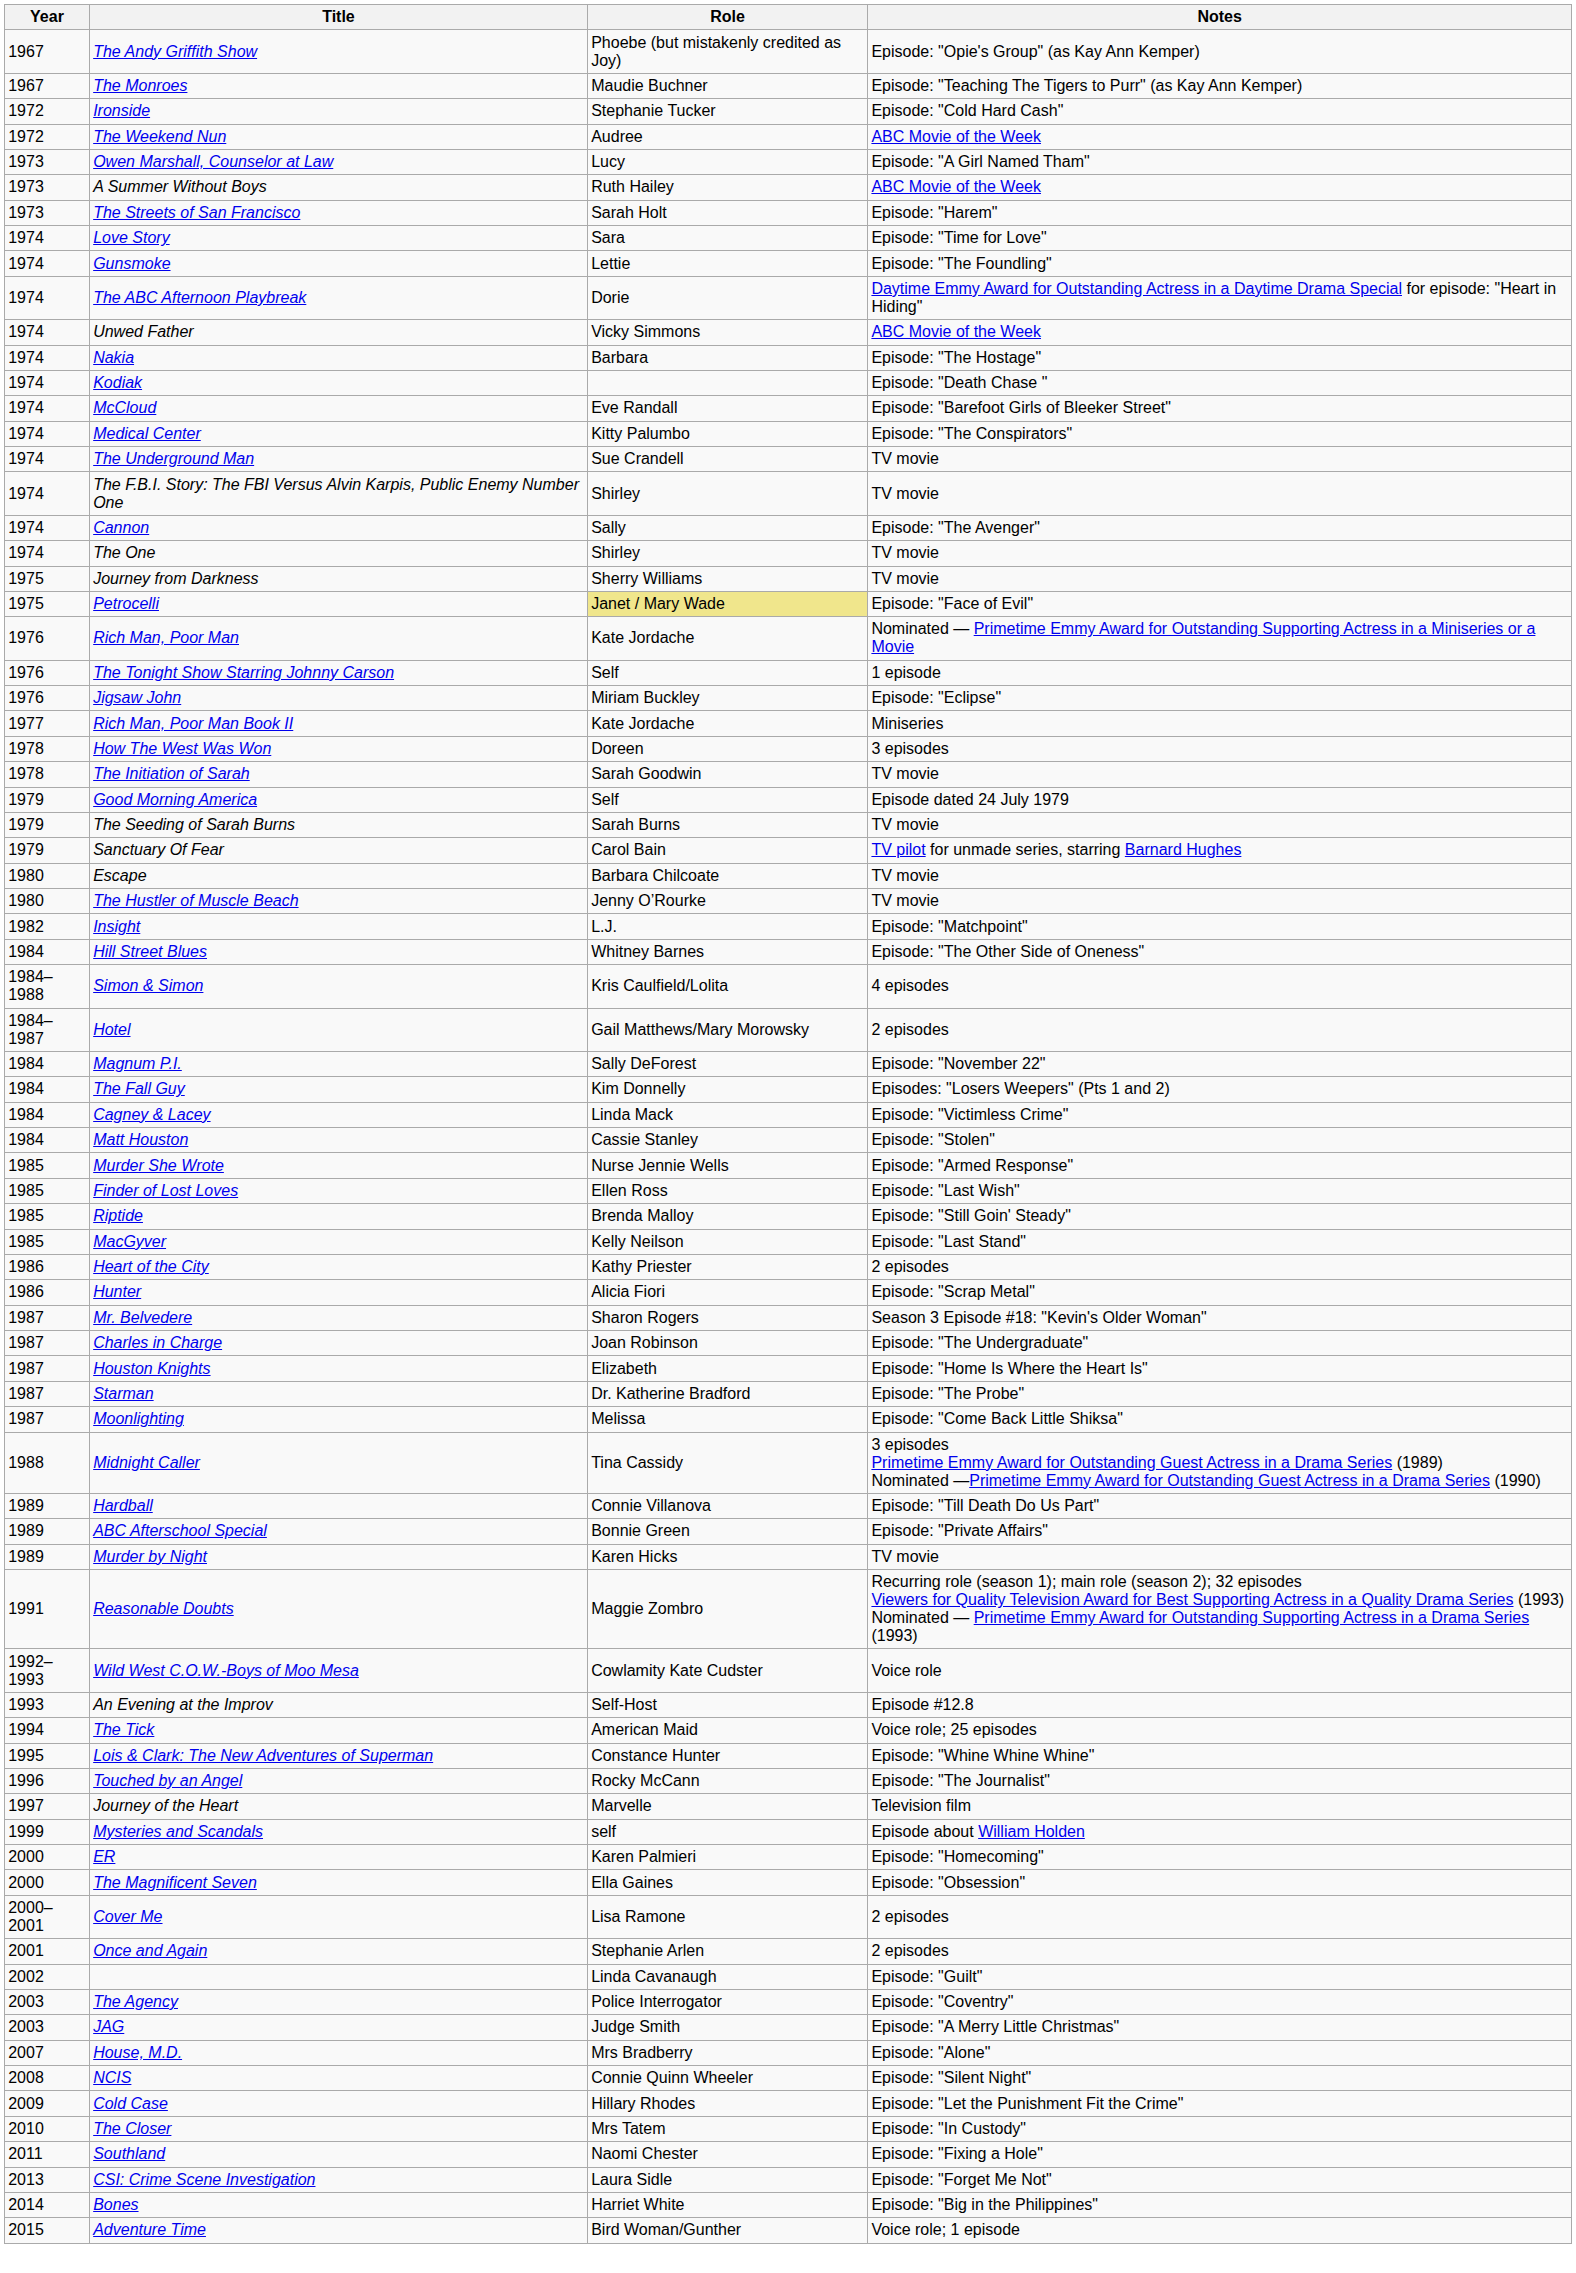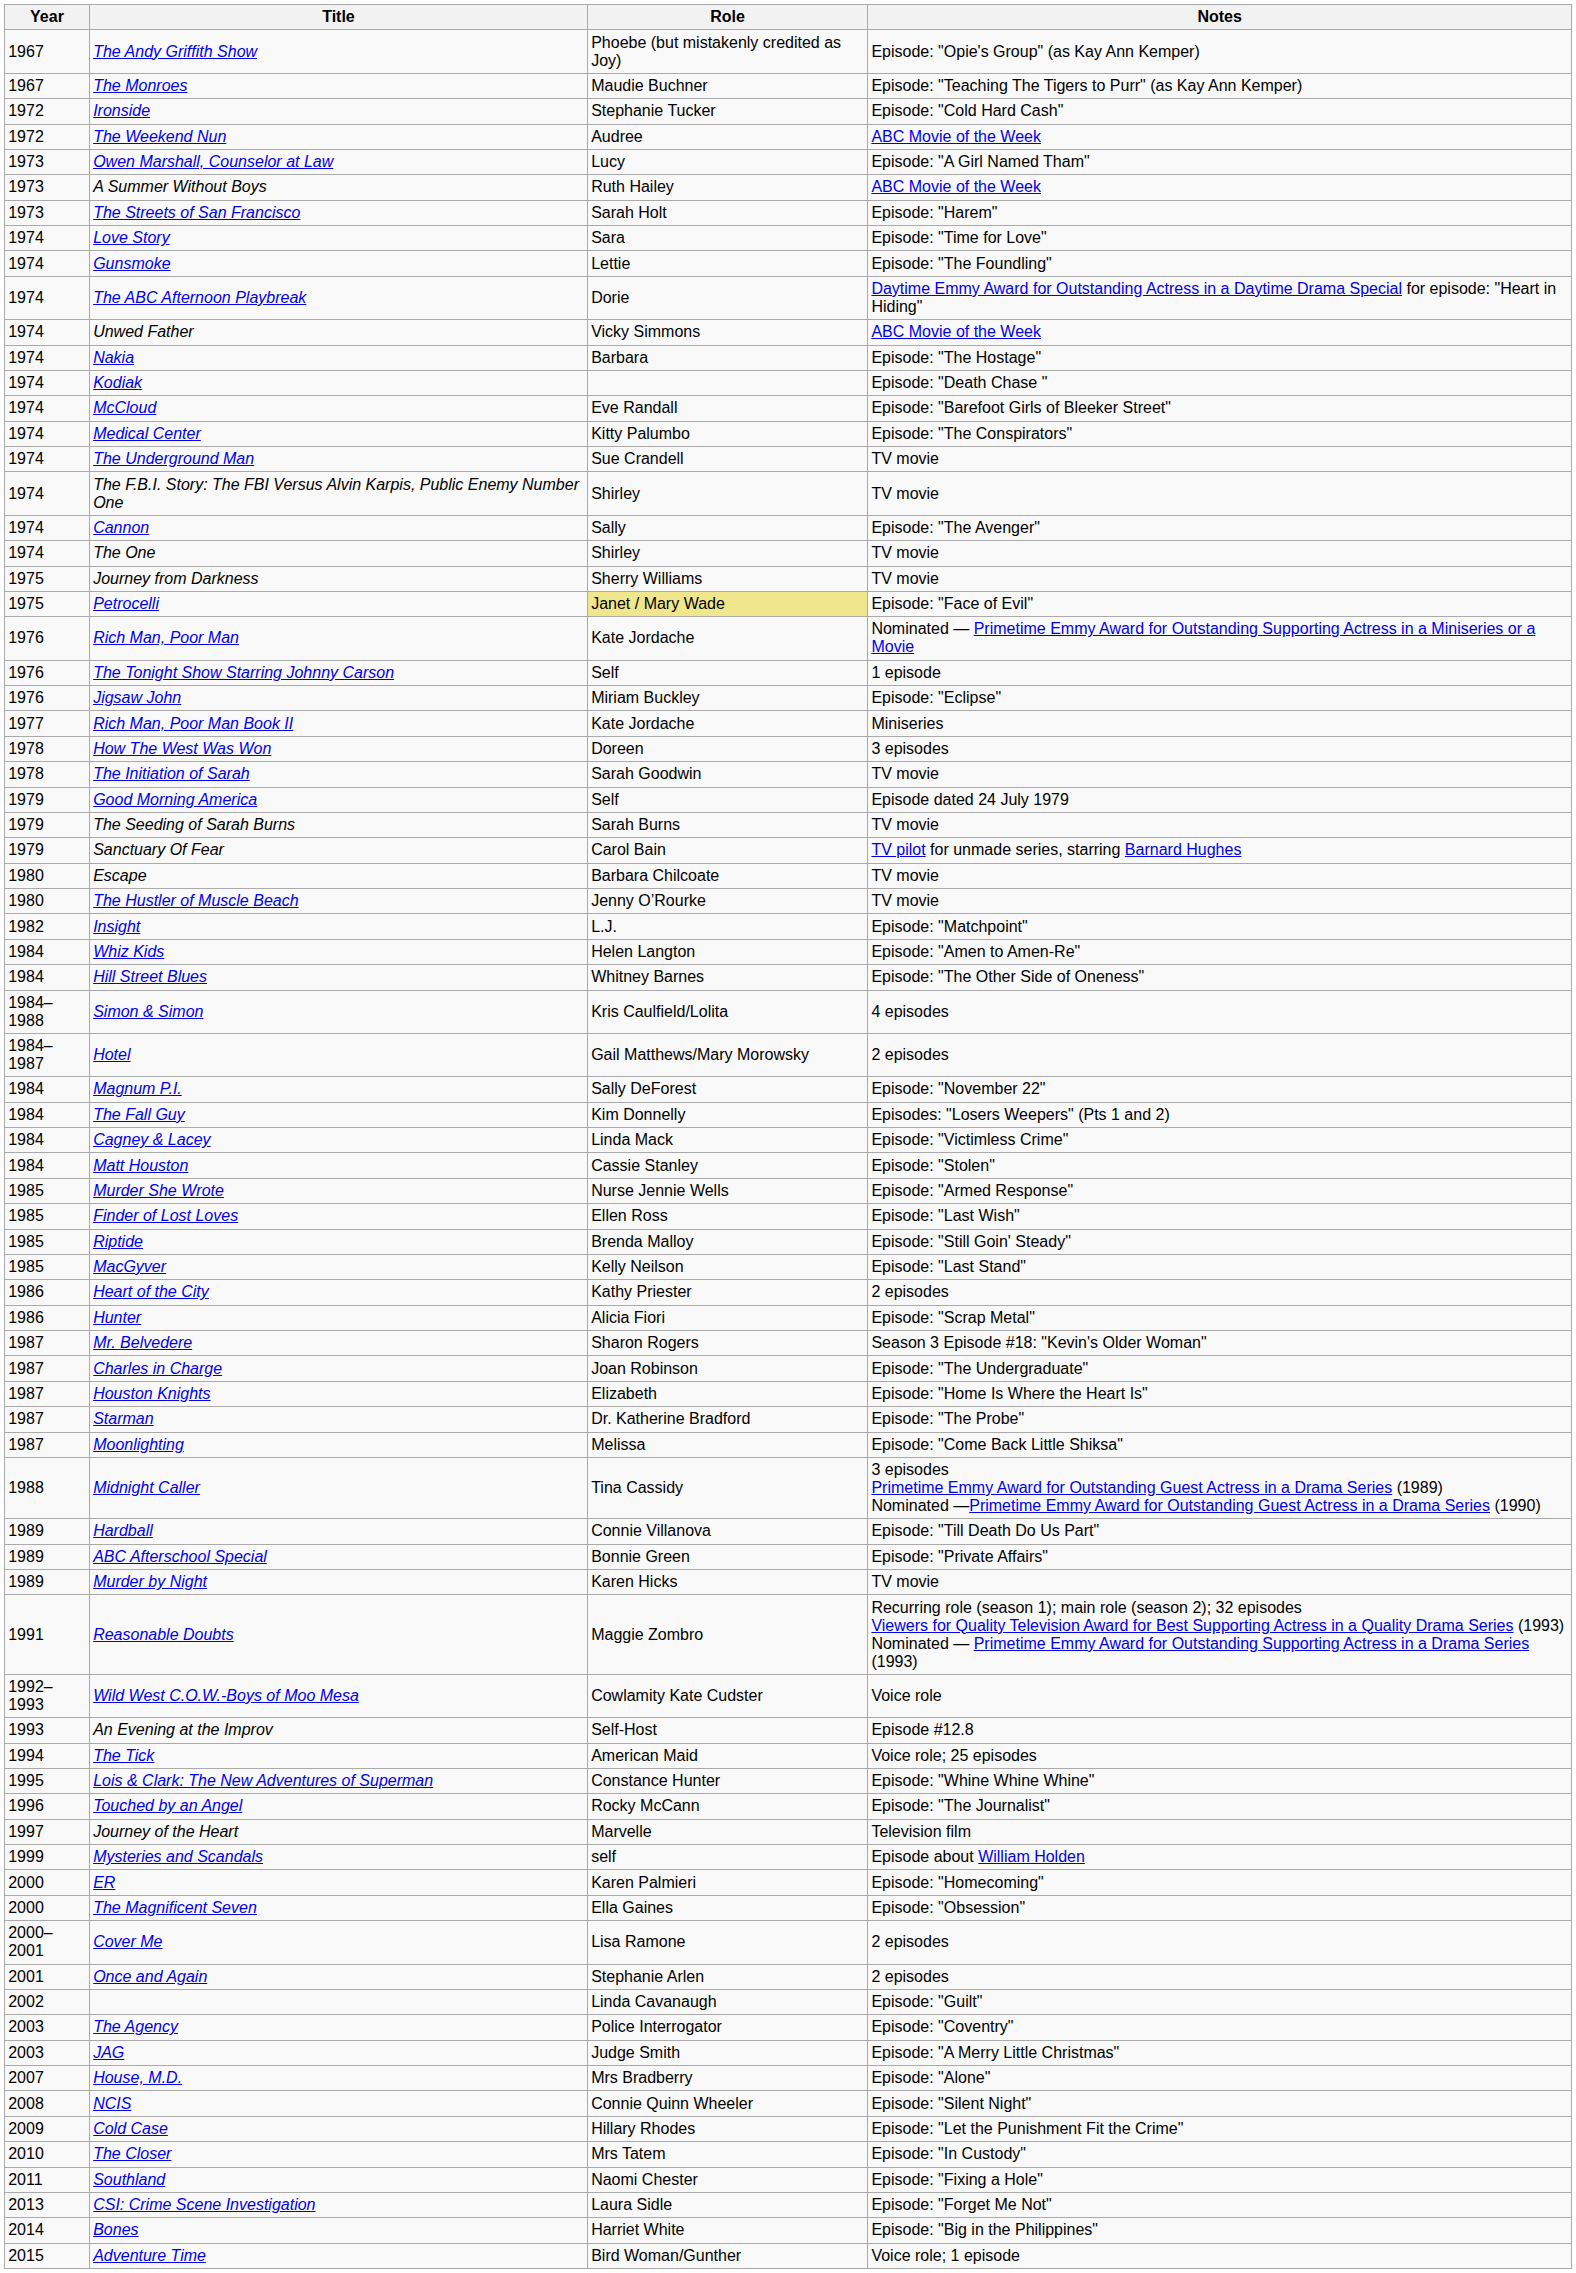+ row: (129, 951)
